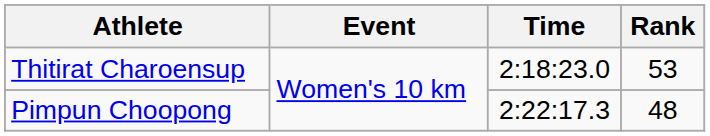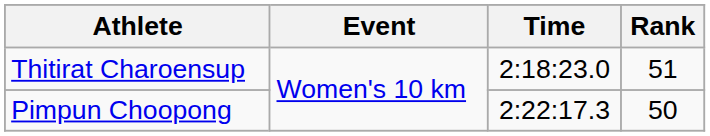(663, 68) 53 -> (663, 68) 51
(663, 111) 48 -> (663, 111) 50
